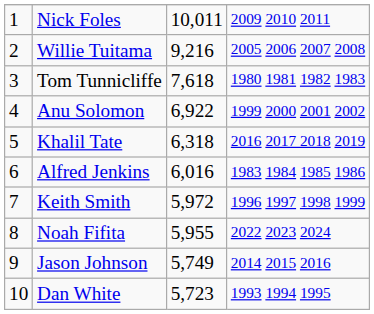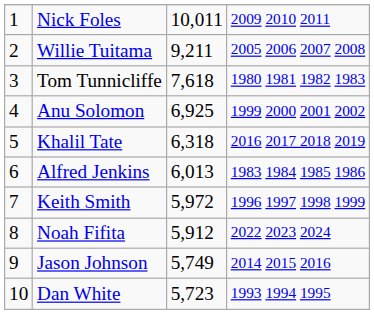(192, 50) 9,216 -> (192, 50) 9,211
(192, 111) 6,922 -> (192, 111) 6,925
(192, 171) 6,016 -> (192, 171) 6,013
(192, 232) 5,955 -> (192, 232) 5,912
